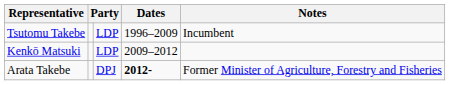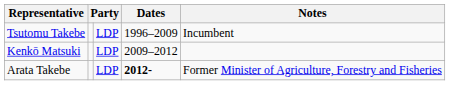(106, 70) DPJ -> (107, 70) LDP
